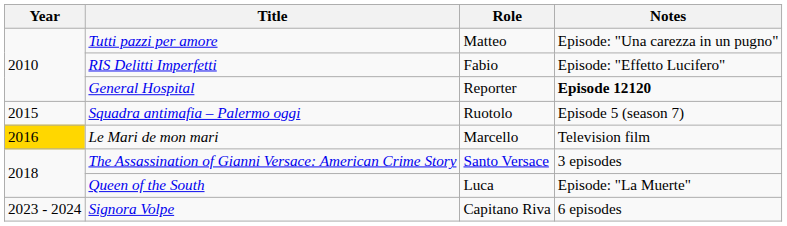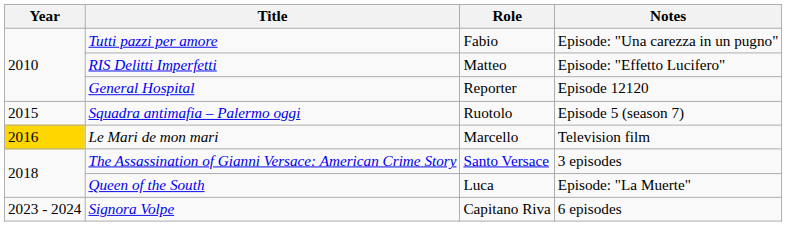(485, 40) Matteo -> (481, 40) Fabio
(481, 64) Fabio -> (485, 64) Matteo
(605, 88) bold -> (603, 88) normal
